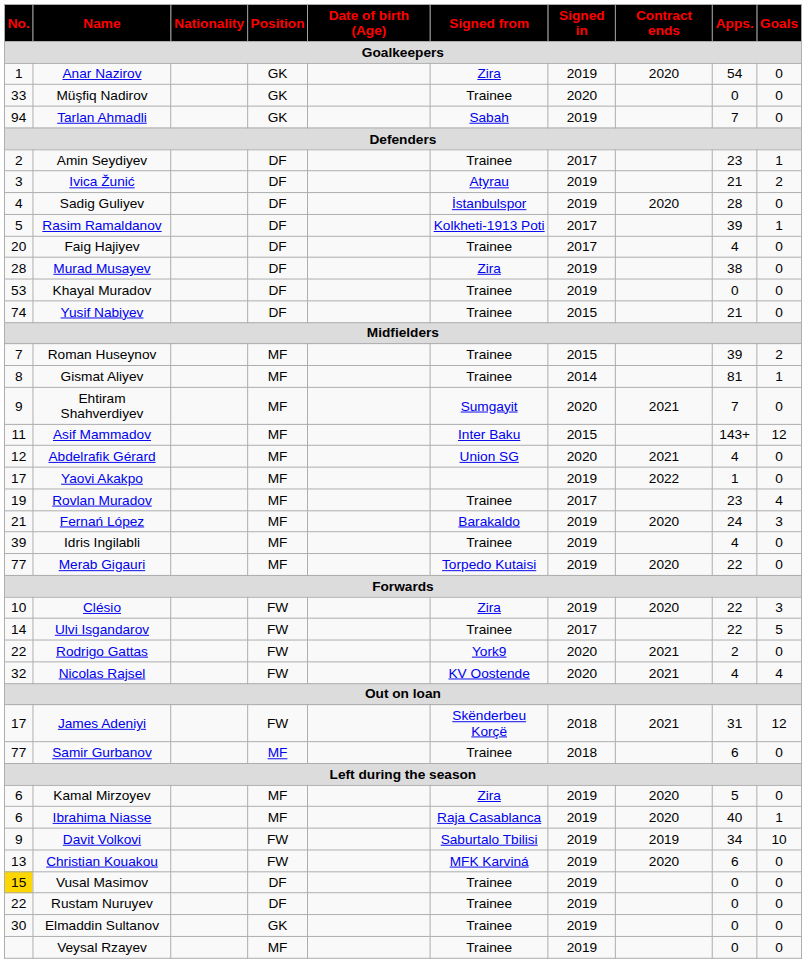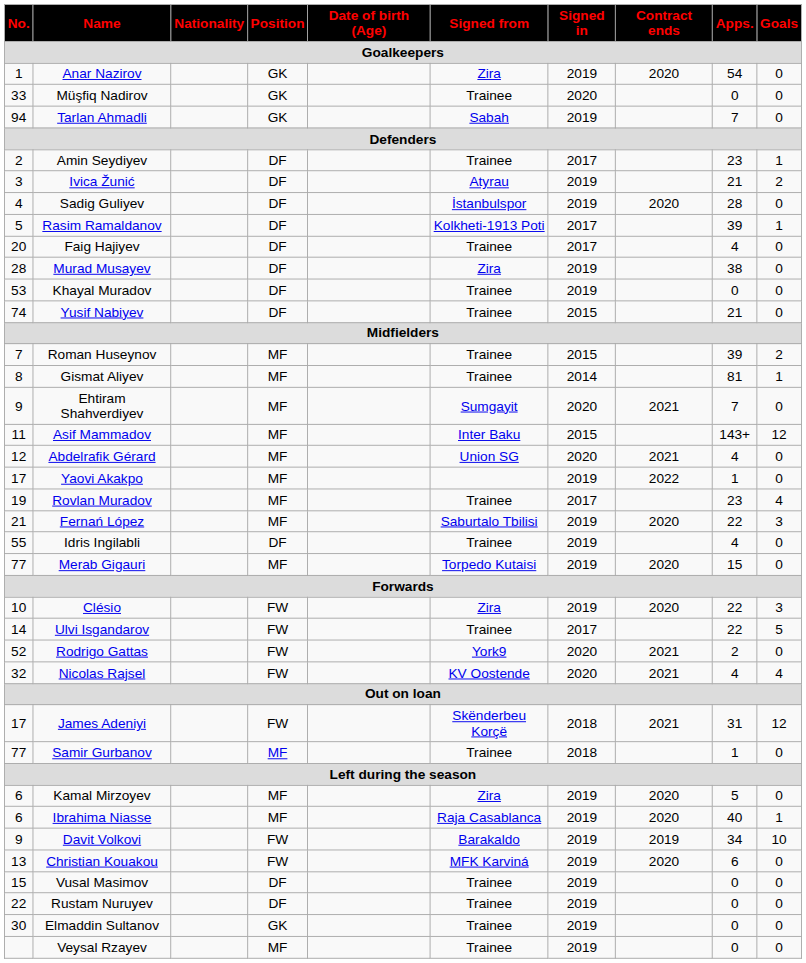(489, 522) Barakaldo -> (489, 522) Saburtalo Tbilisi
(735, 522) 24 -> (735, 522) 22
(19, 543) 39 -> (19, 543) 55
(278, 543) MF -> (278, 543) DF
(735, 565) 22 -> (735, 565) 15
(19, 651) 22 -> (19, 651) 52
(735, 753) 6 -> (735, 753) 1
(489, 839) Saburtalo Tbilisi -> (489, 839) Barakaldo
(19, 883) gold background -> (19, 883) no background
